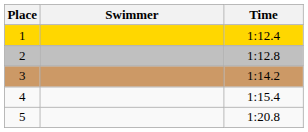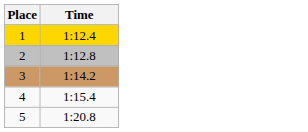- column: (132, 14)
